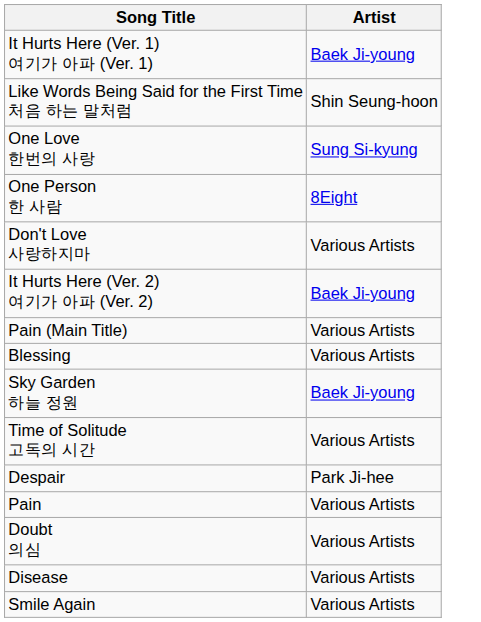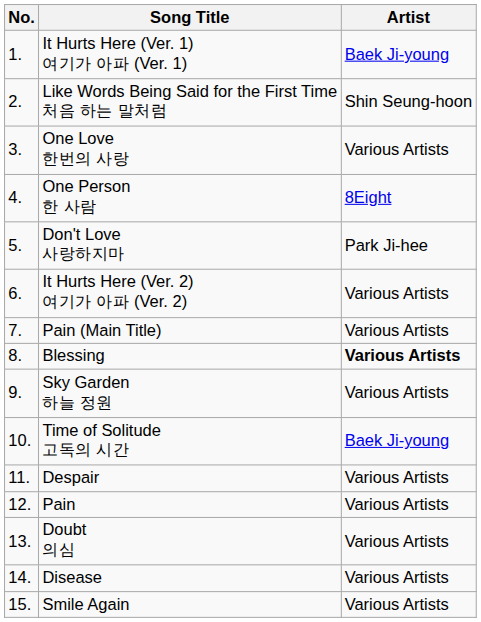+ column: (22, 17)
(364, 150) Sung Si-kyung -> (397, 150) Various Artists
(363, 245) Various Artists -> (386, 245) Park Ji-hee
(363, 293) Baek Ji-young -> (397, 293) Various Artists
(363, 356) normal -> (403, 356) bold
(363, 393) Baek Ji-young -> (397, 393) Various Artists
(363, 441) Various Artists -> (397, 441) Baek Ji-young
(352, 478) Park Ji-hee -> (397, 478) Various Artists
